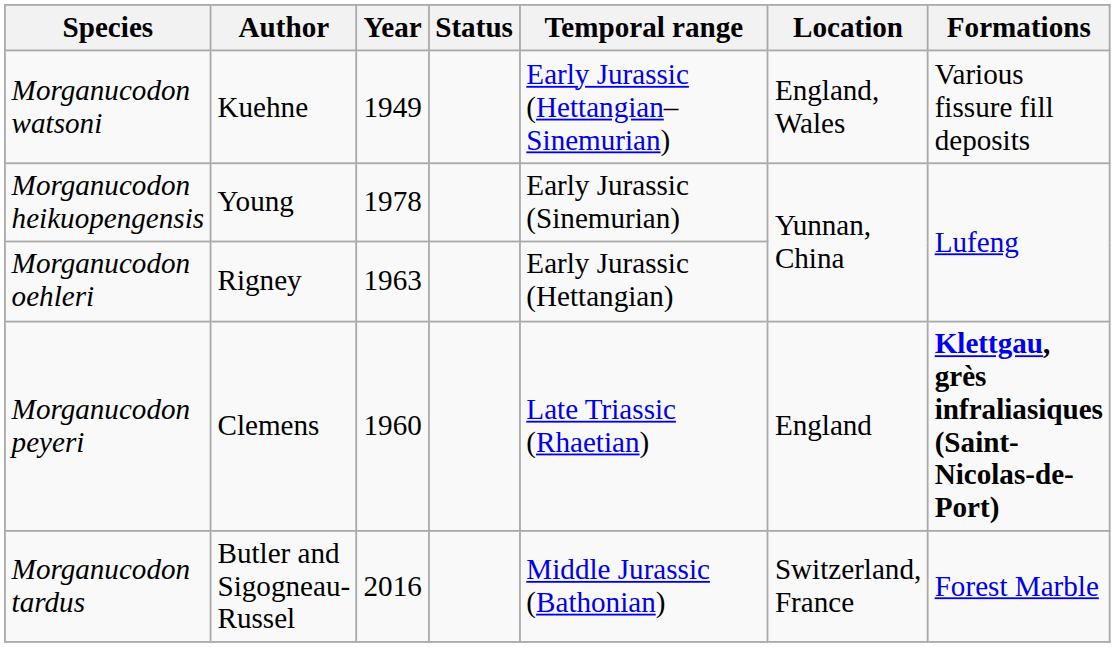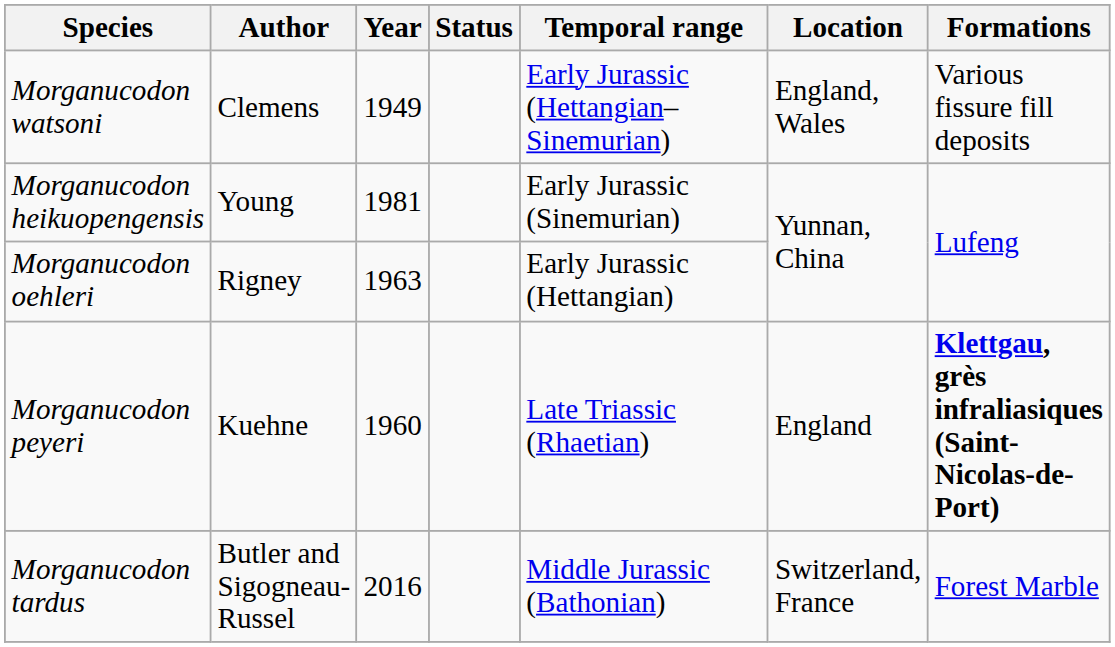(263, 106) Kuehne -> (268, 106) Clemens
(393, 201) 1978 -> (393, 201) 1981
(268, 425) Clemens -> (263, 425) Kuehne
